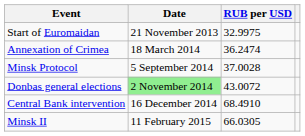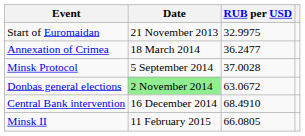(242, 49) 36.2474 -> (242, 49) 36.2477
(242, 85) 43.0072 -> (242, 85) 63.0672
(242, 121) 66.0305 -> (242, 121) 66.0805
